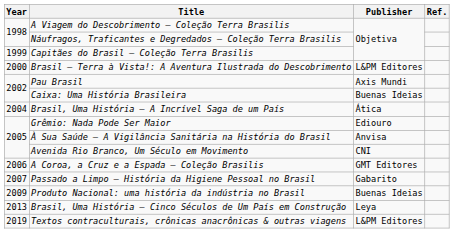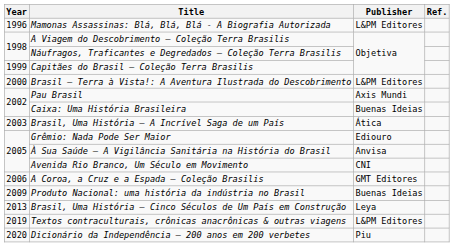+ row: (181, 25)
(17, 109) 2004 -> (17, 123) 2003
- row: (173, 179)
+ row: (171, 235)
